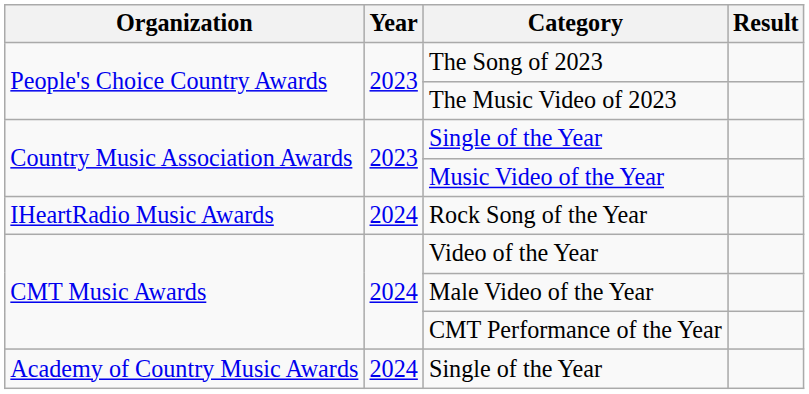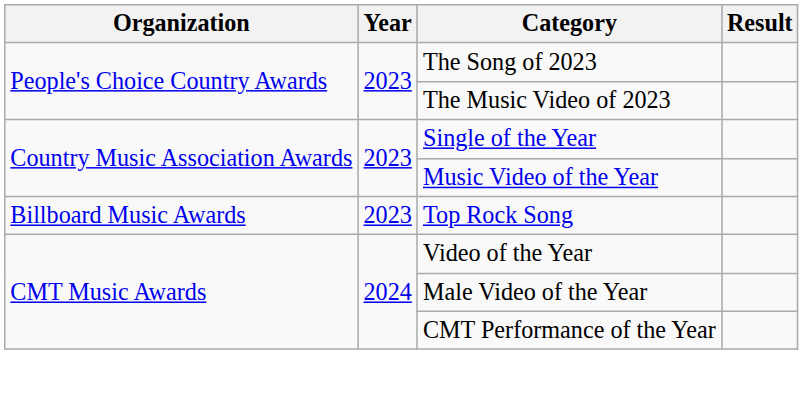+ row: (128, 215)
- row: (142, 215)
- row: (184, 368)
